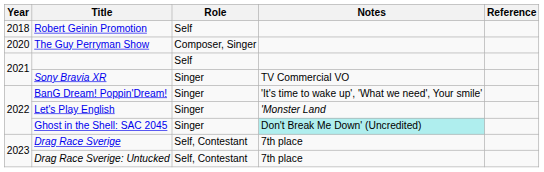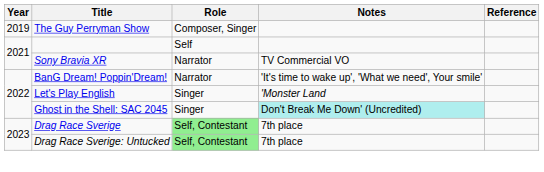- row: (91, 28)
(18, 45) 2020 -> (18, 28) 2019
(189, 77) Singer -> (193, 61) Narrator
(189, 93) Singer -> (193, 77) Narrator
(211, 142) no background -> (211, 126) lightgreen background
(211, 158) no background -> (211, 142) lightgreen background
